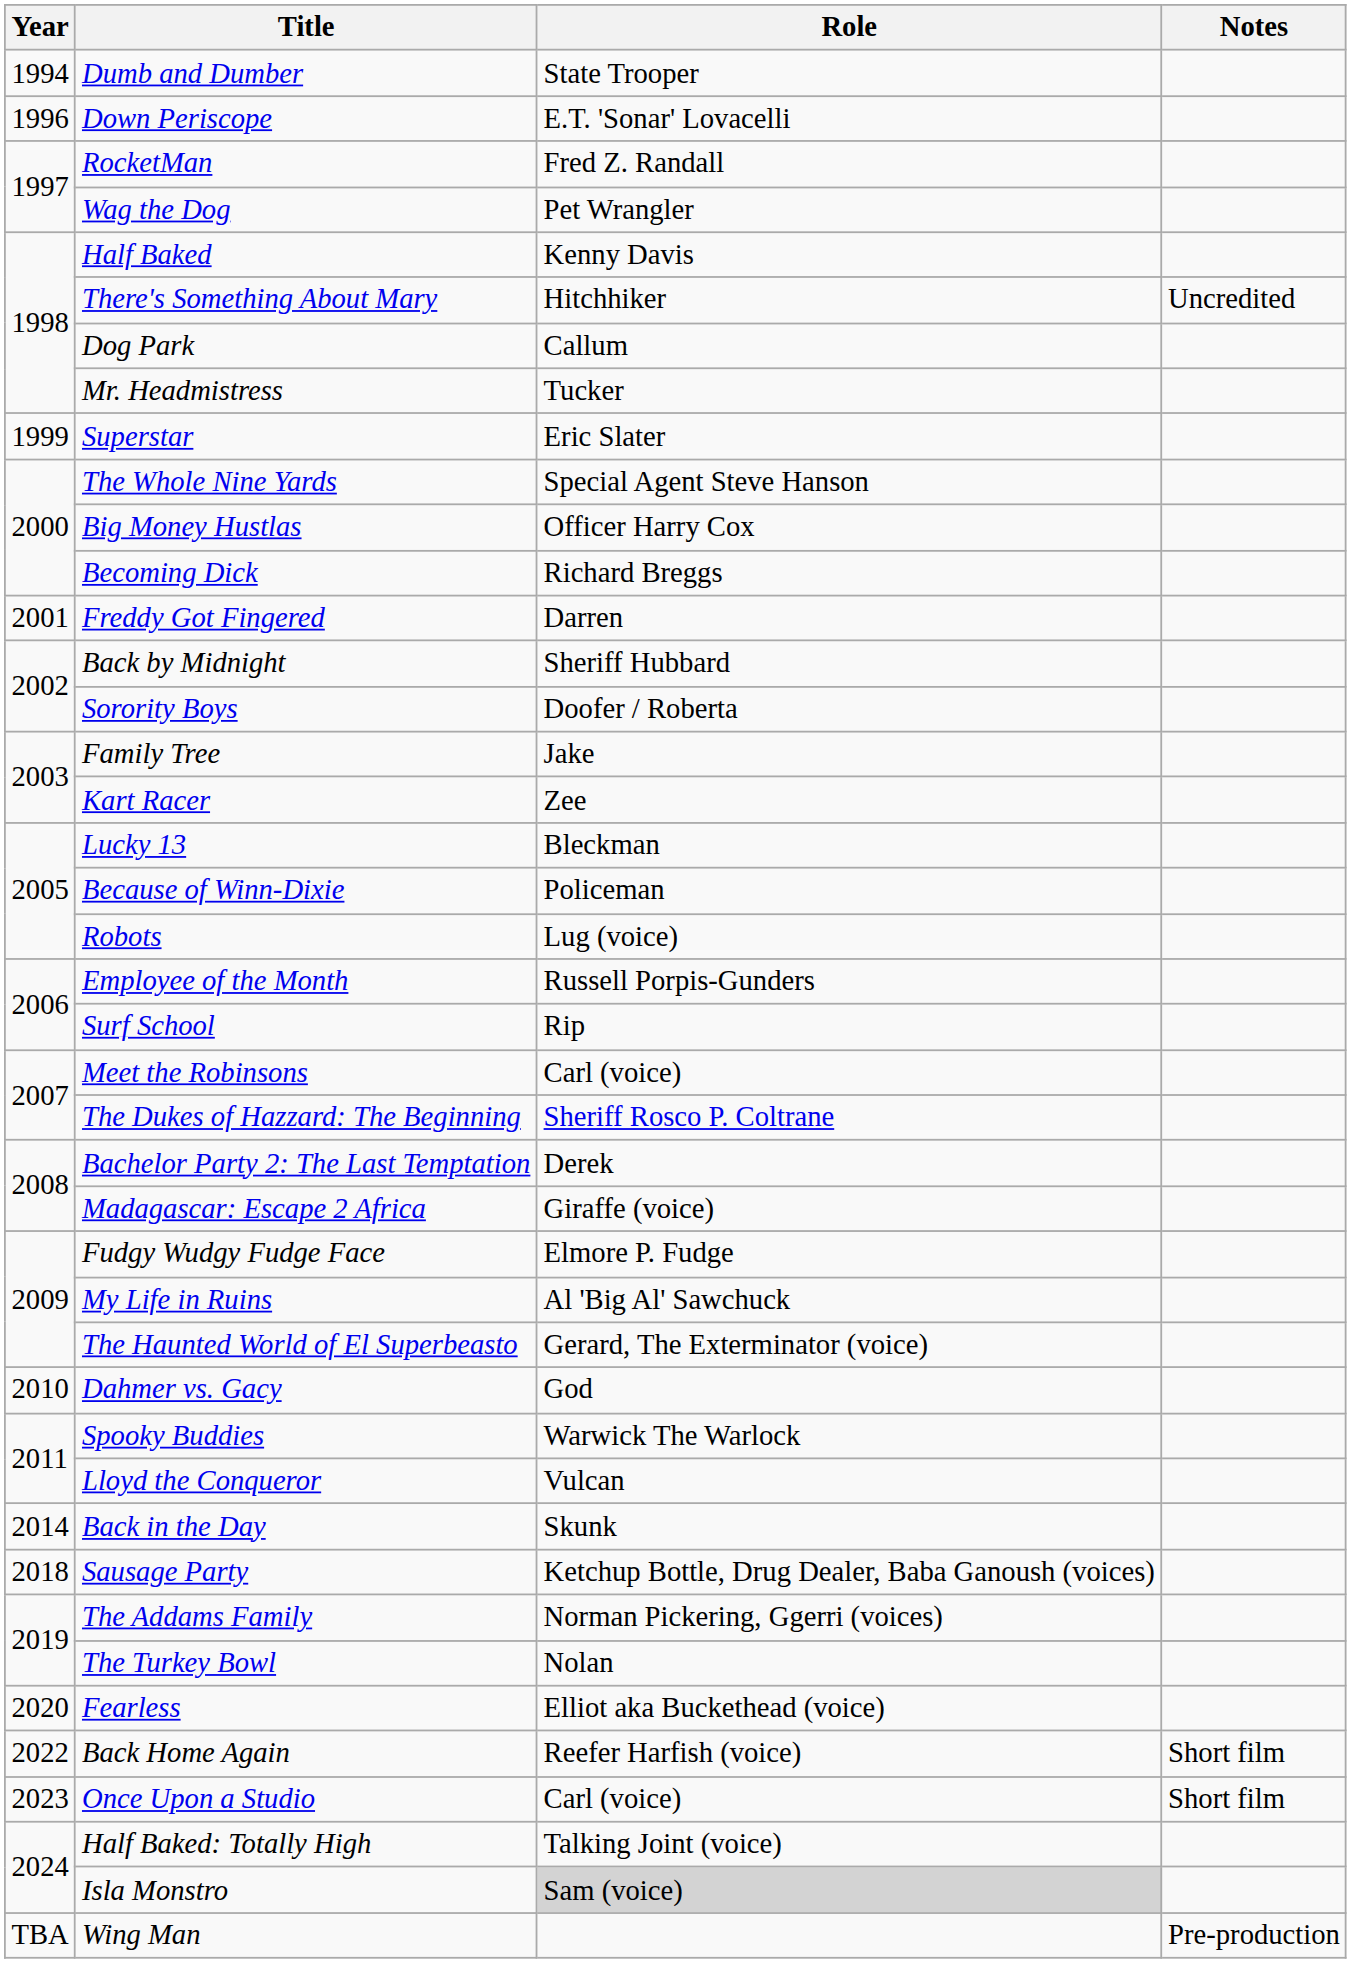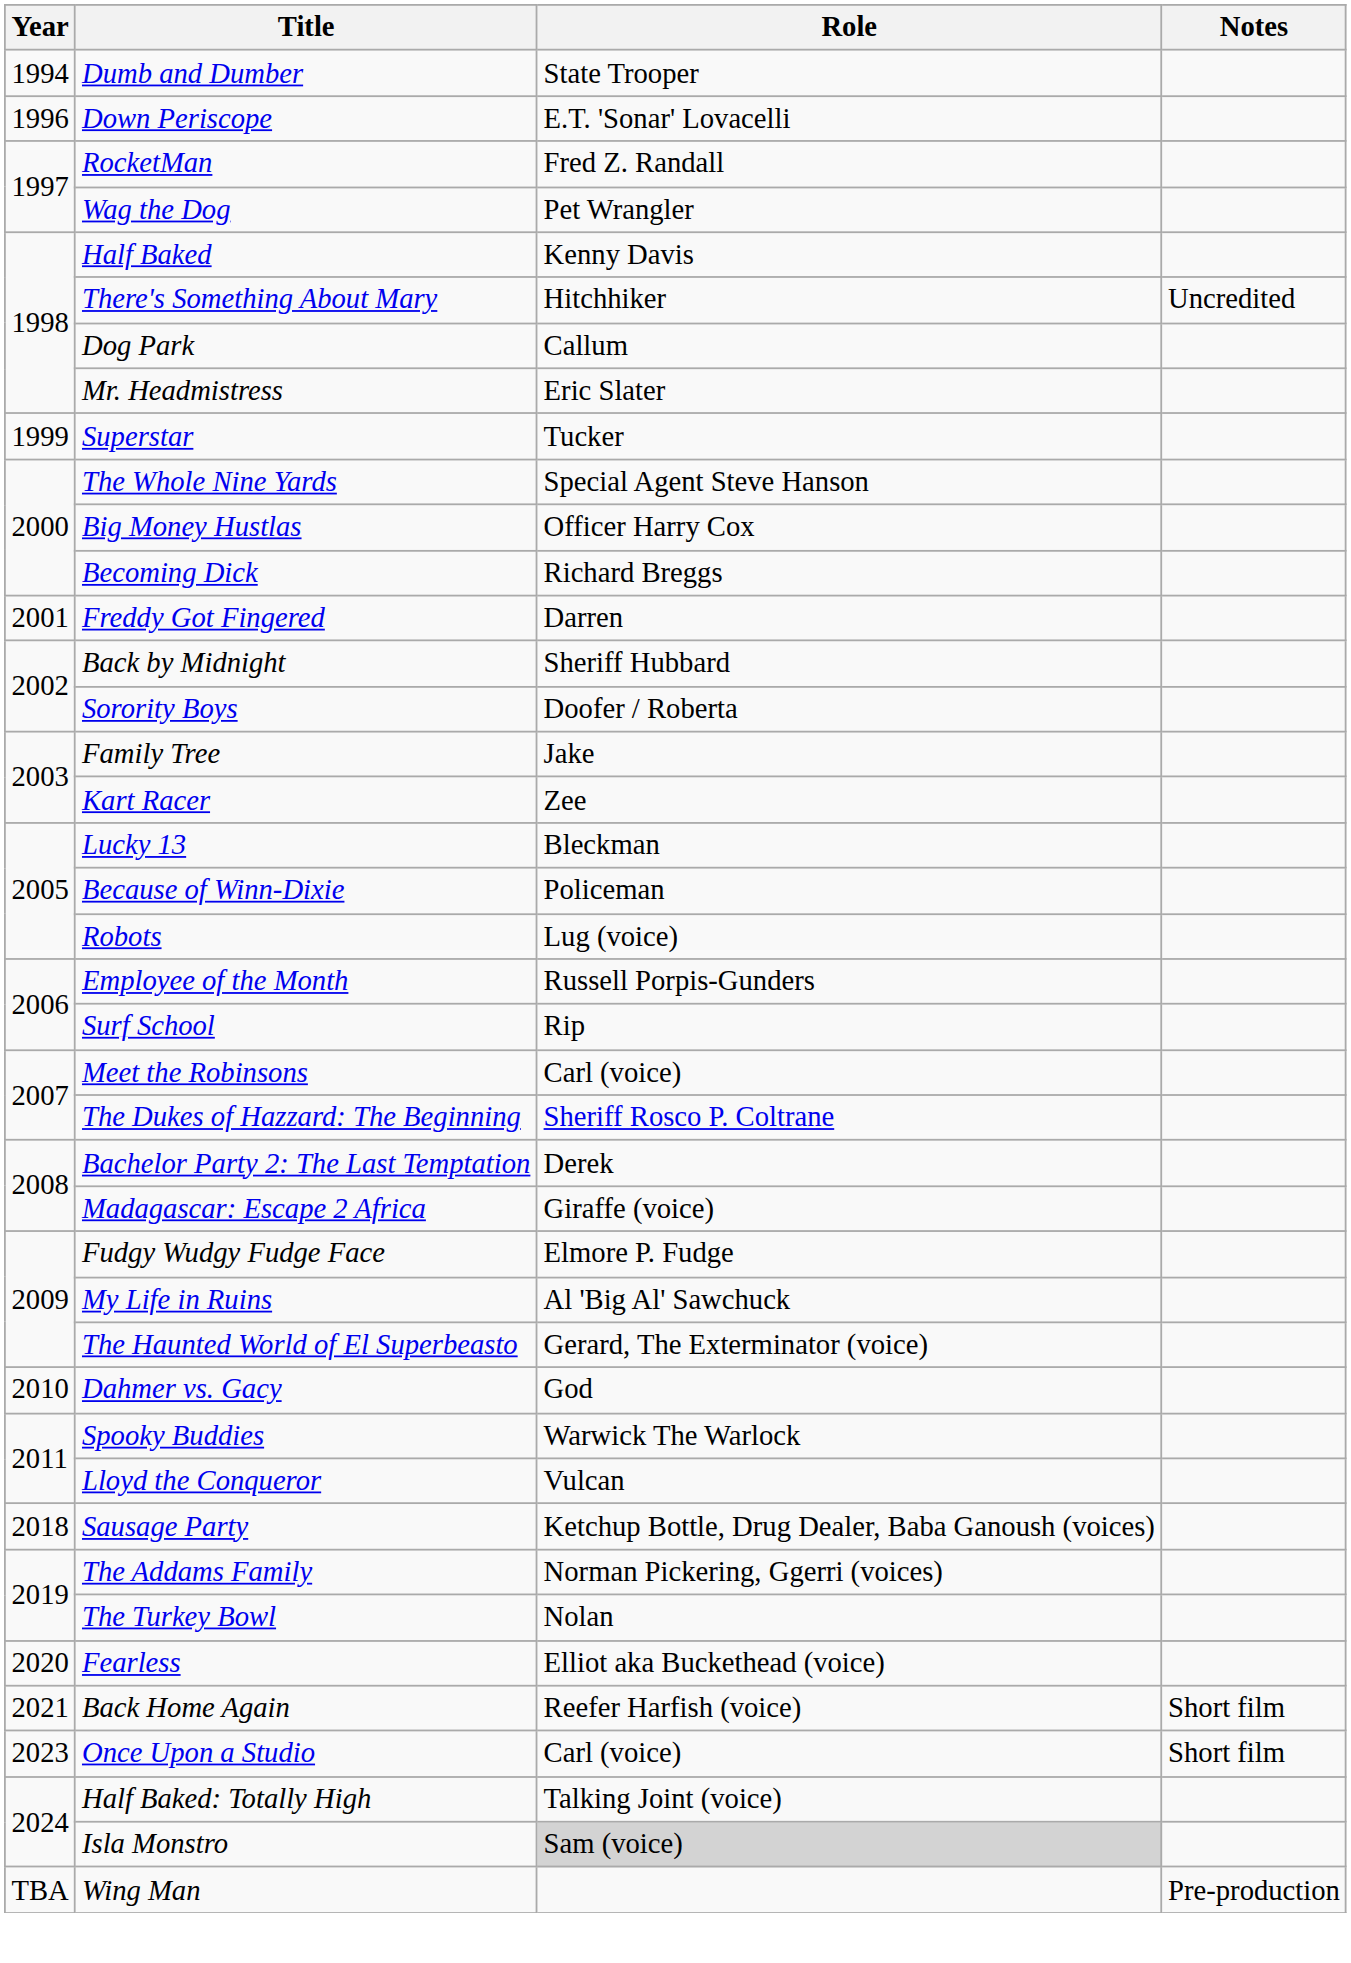(584, 390) Tucker -> (604, 390) Eric Slater
(604, 436) Eric Slater -> (584, 436) Tucker
- row: (174, 1526)
(40, 1753) 2022 -> (40, 1707) 2021
